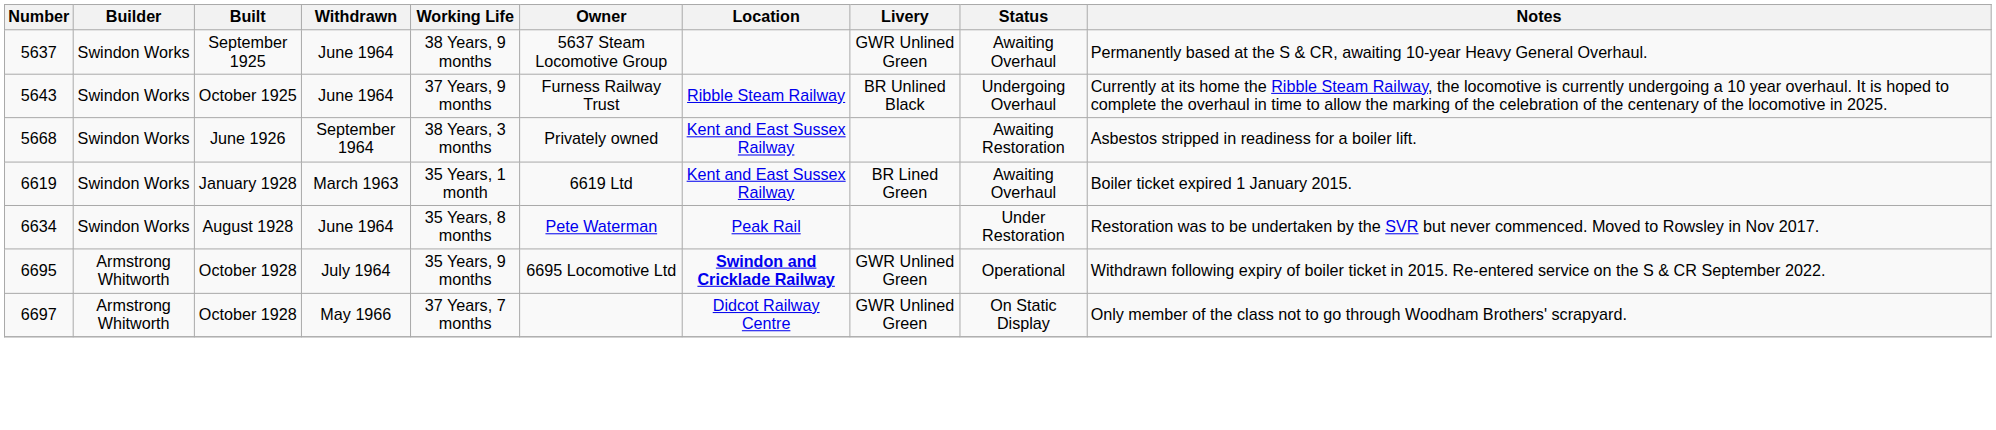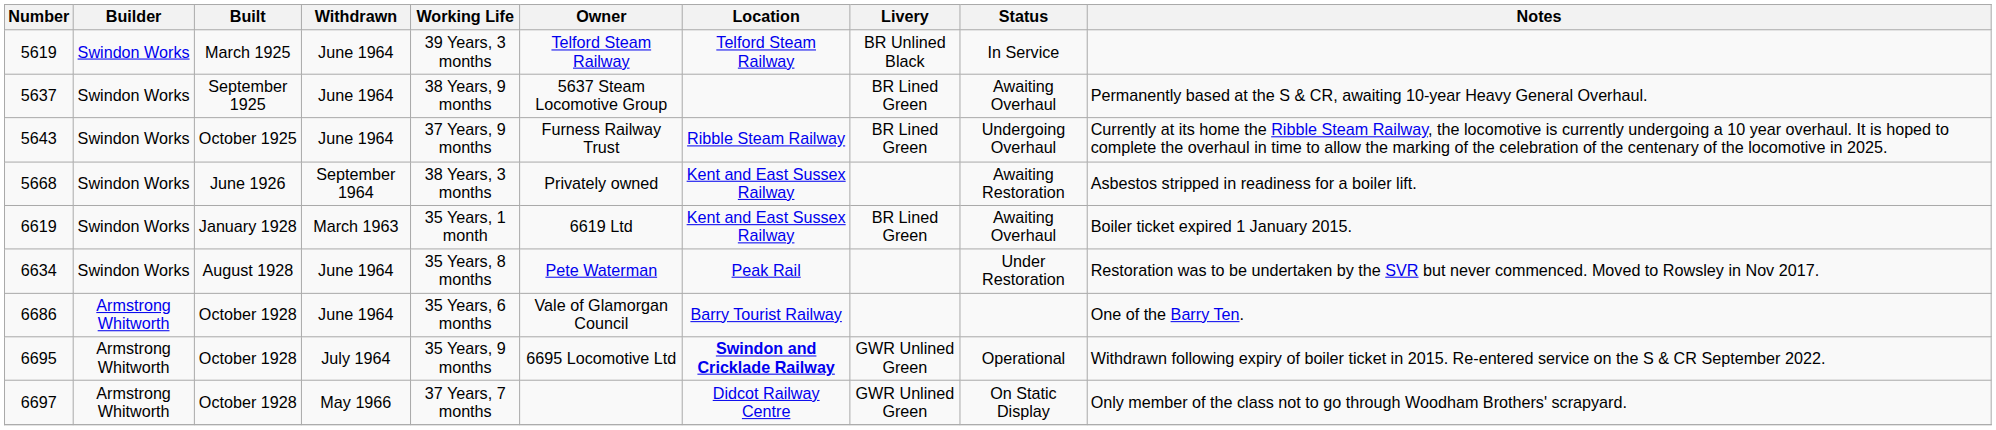+ row: (39, 52)
(905, 52) GWR Unlined Green -> (905, 95) BR Lined Green
(905, 95) BR Unlined Black -> (905, 139) BR Lined Green
+ row: (39, 314)
